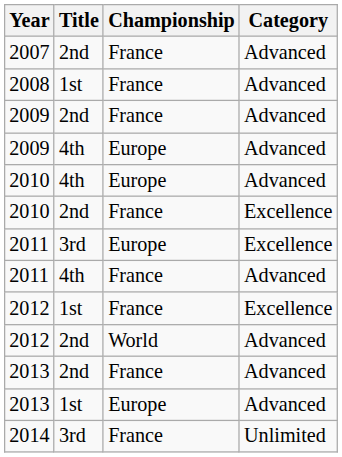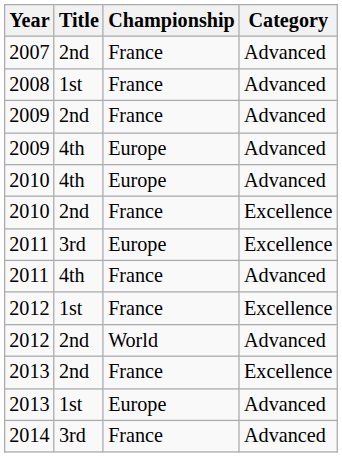(285, 372) Advanced -> (288, 372) Excellence
(285, 436) Unlimited -> (285, 436) Advanced
